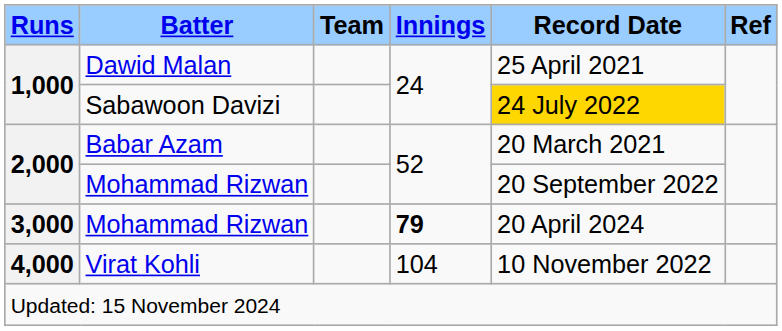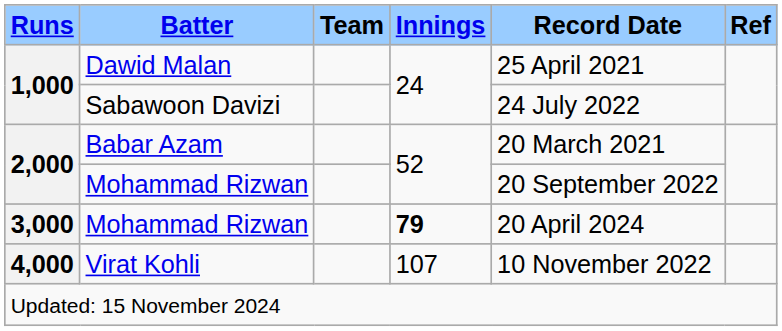(569, 105) gold background -> (569, 105) no background
(417, 265) 104 -> (417, 265) 107
